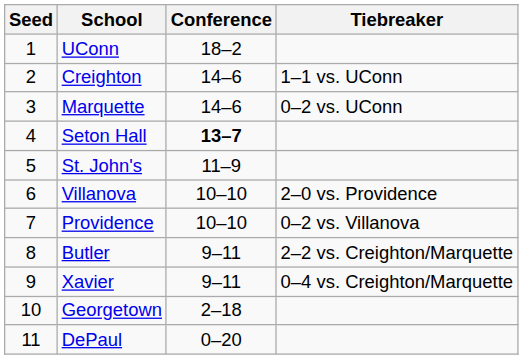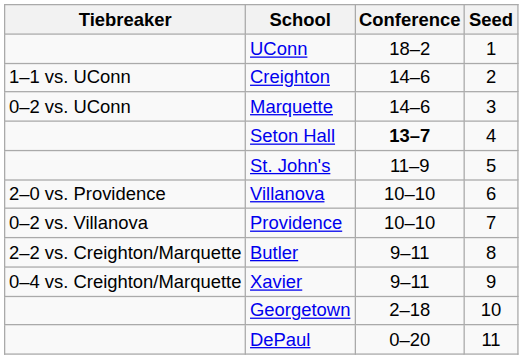columns swapped: (31, 20) <-> (397, 20)
